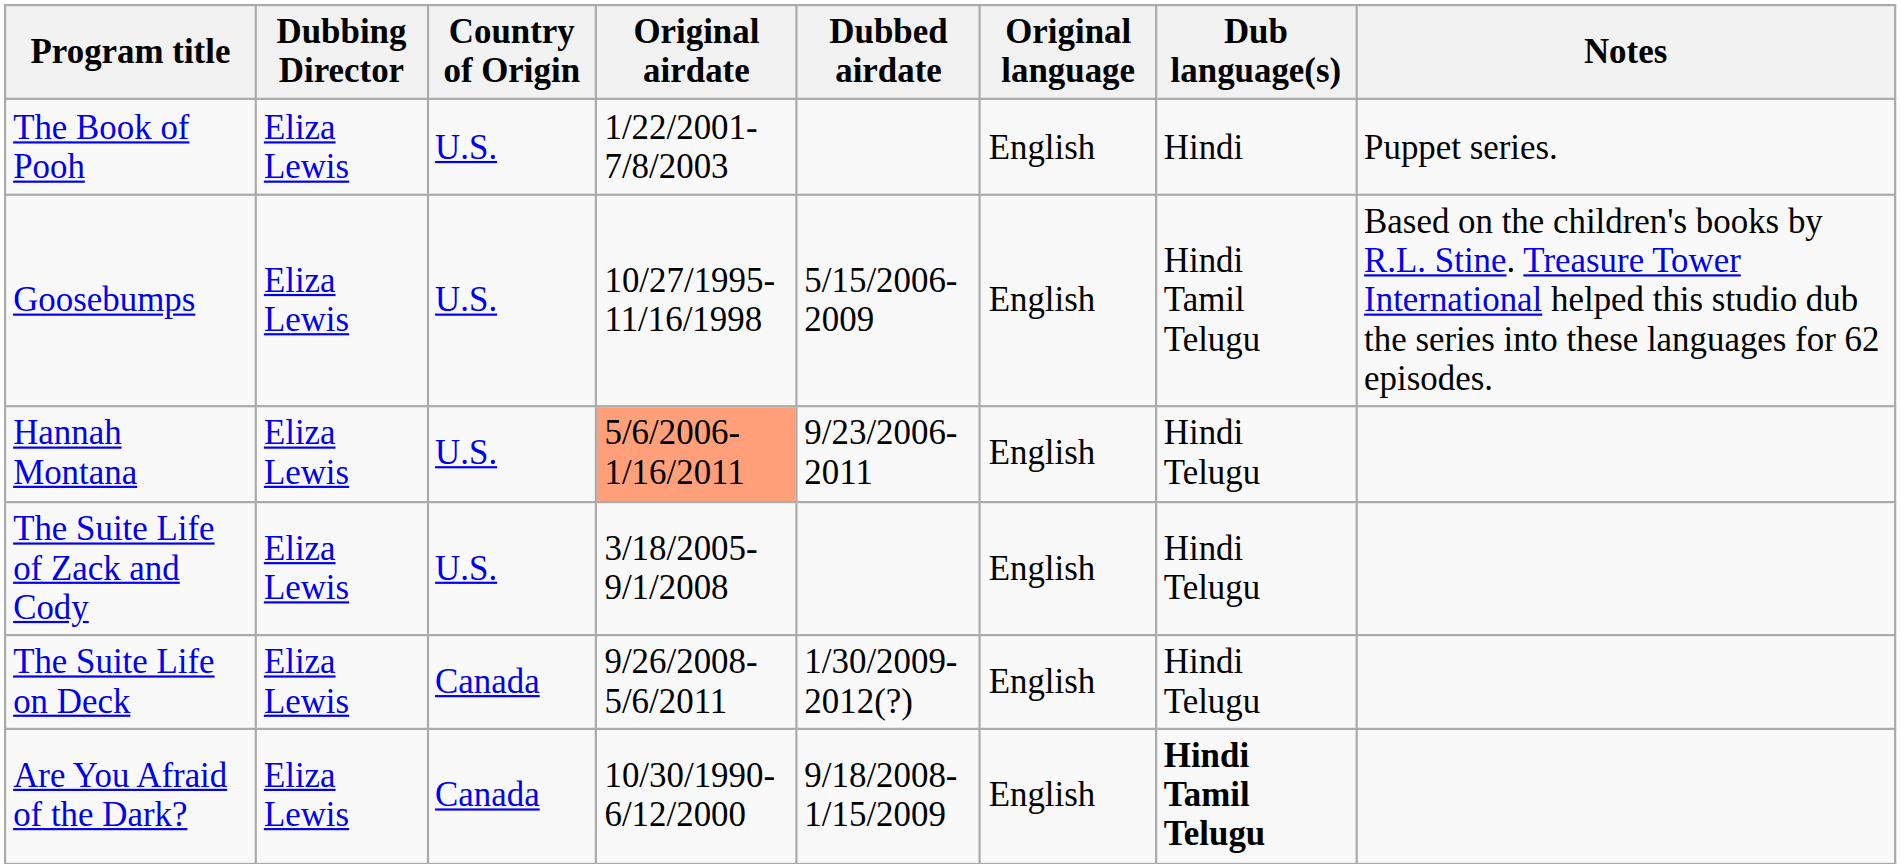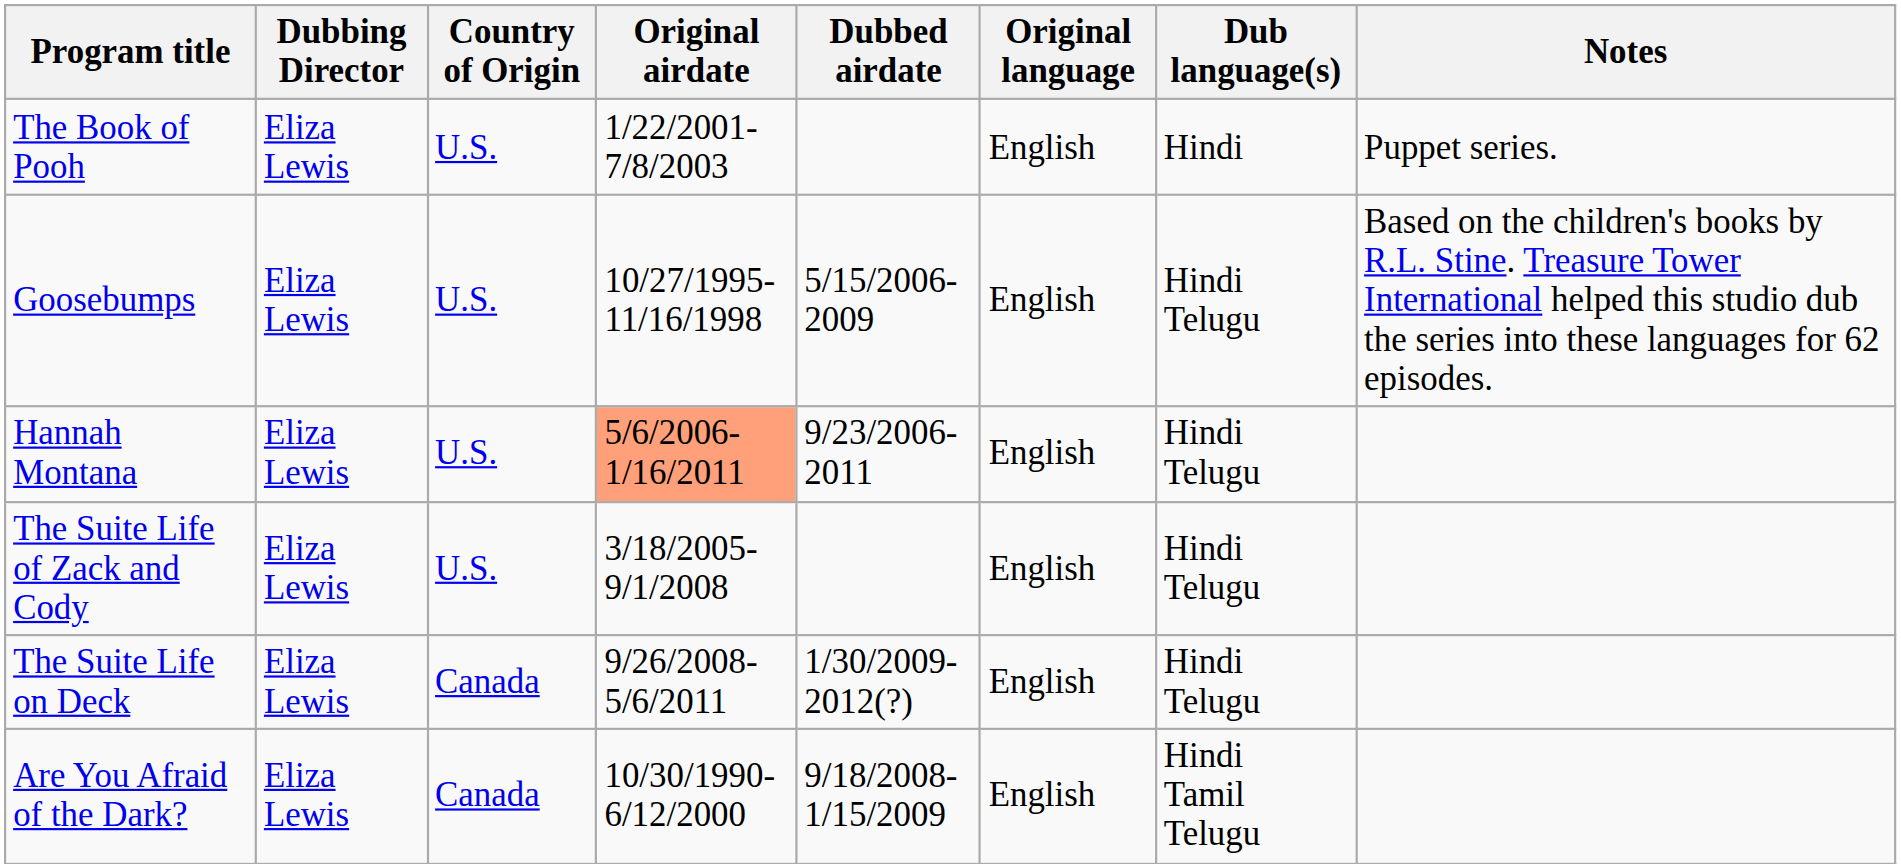(1212, 299) Hindi Tamil Telugu -> (1212, 299) Hindi Telugu
(1215, 795) bold -> (1212, 795) normal
